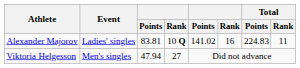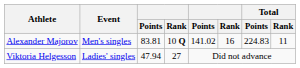(109, 41) Ladies' singles -> (107, 41) Men's singles
(107, 56) Men's singles -> (109, 56) Ladies' singles
